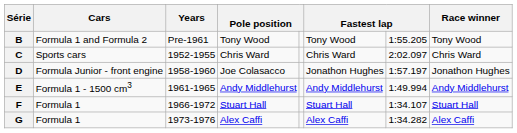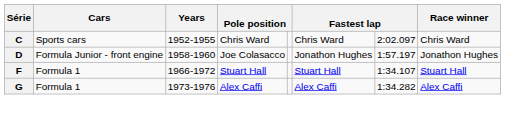- row: (19, 39)
- row: (19, 88)
